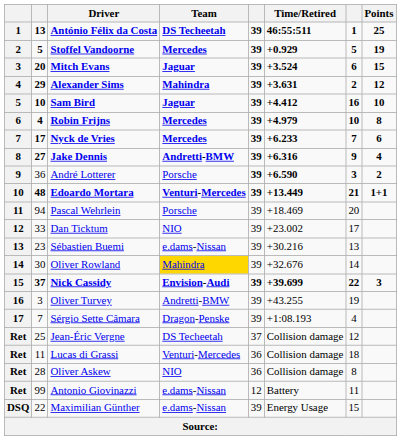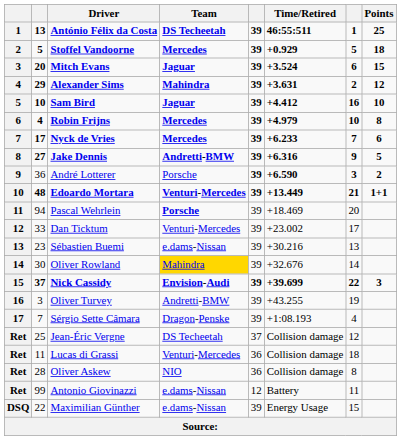(379, 48) 19 -> (379, 48) 18
(379, 156) 4 -> (379, 156) 5
(180, 210) normal -> (181, 210) bold
(172, 228) NIO -> (201, 228) Venturi-Mercedes
